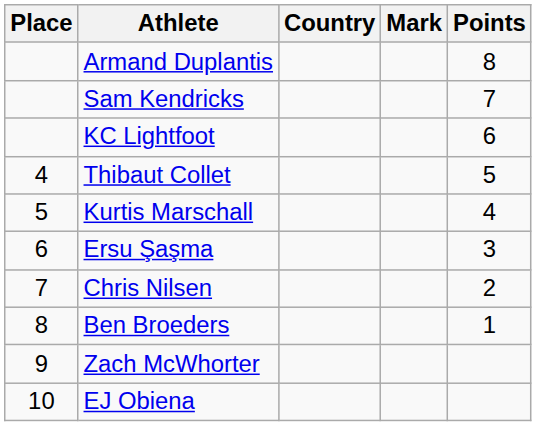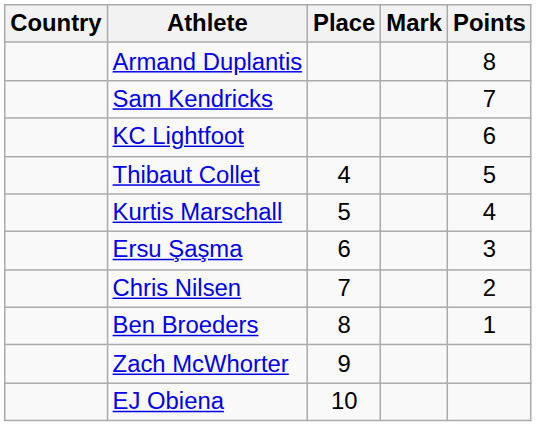columns swapped: (41, 23) <-> (330, 23)
